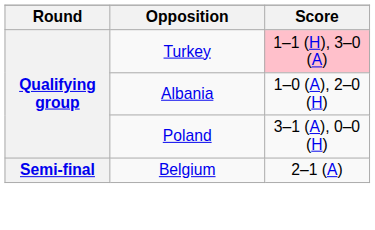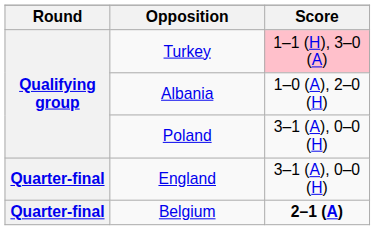+ row: (187, 178)
(57, 170) Semi-final -> (57, 212) Quarter-final
(317, 170) normal -> (317, 212) bold
